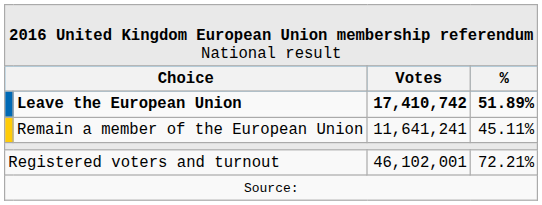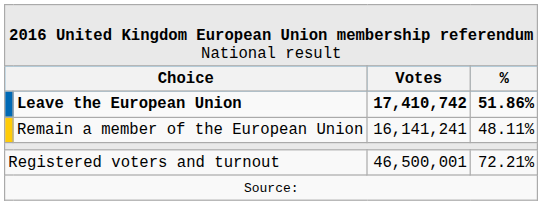(506, 104) 51.89% -> (506, 104) 51.86%
(420, 130) 11,641,241 -> (420, 130) 16,141,241
(506, 130) 45.11% -> (506, 130) 48.11%
(420, 162) 46,102,001 -> (420, 162) 46,500,001
